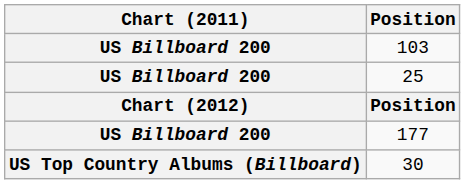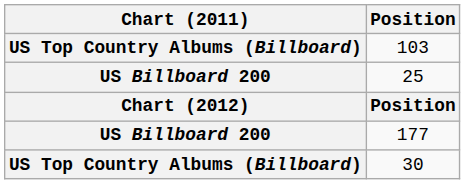(185, 48) US Billboard 200 -> (185, 48) US Top Country Albums (Billboard)
